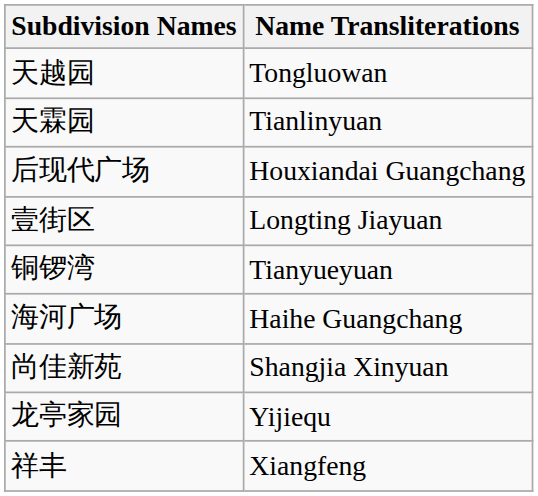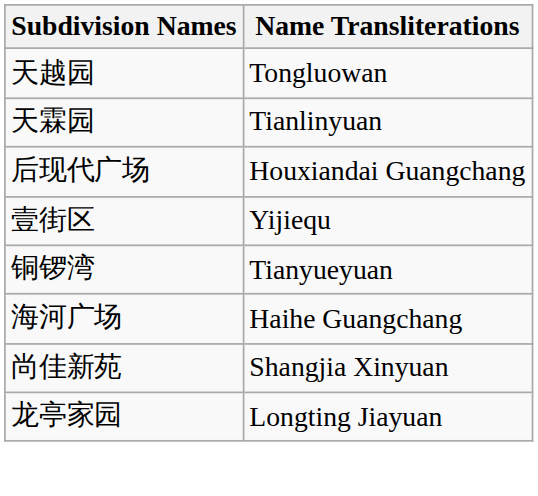(346, 220) Longting Jiayuan -> (290, 220) Yijiequ
(290, 416) Yijiequ -> (346, 416) Longting Jiayuan
- row: (39, 464)
